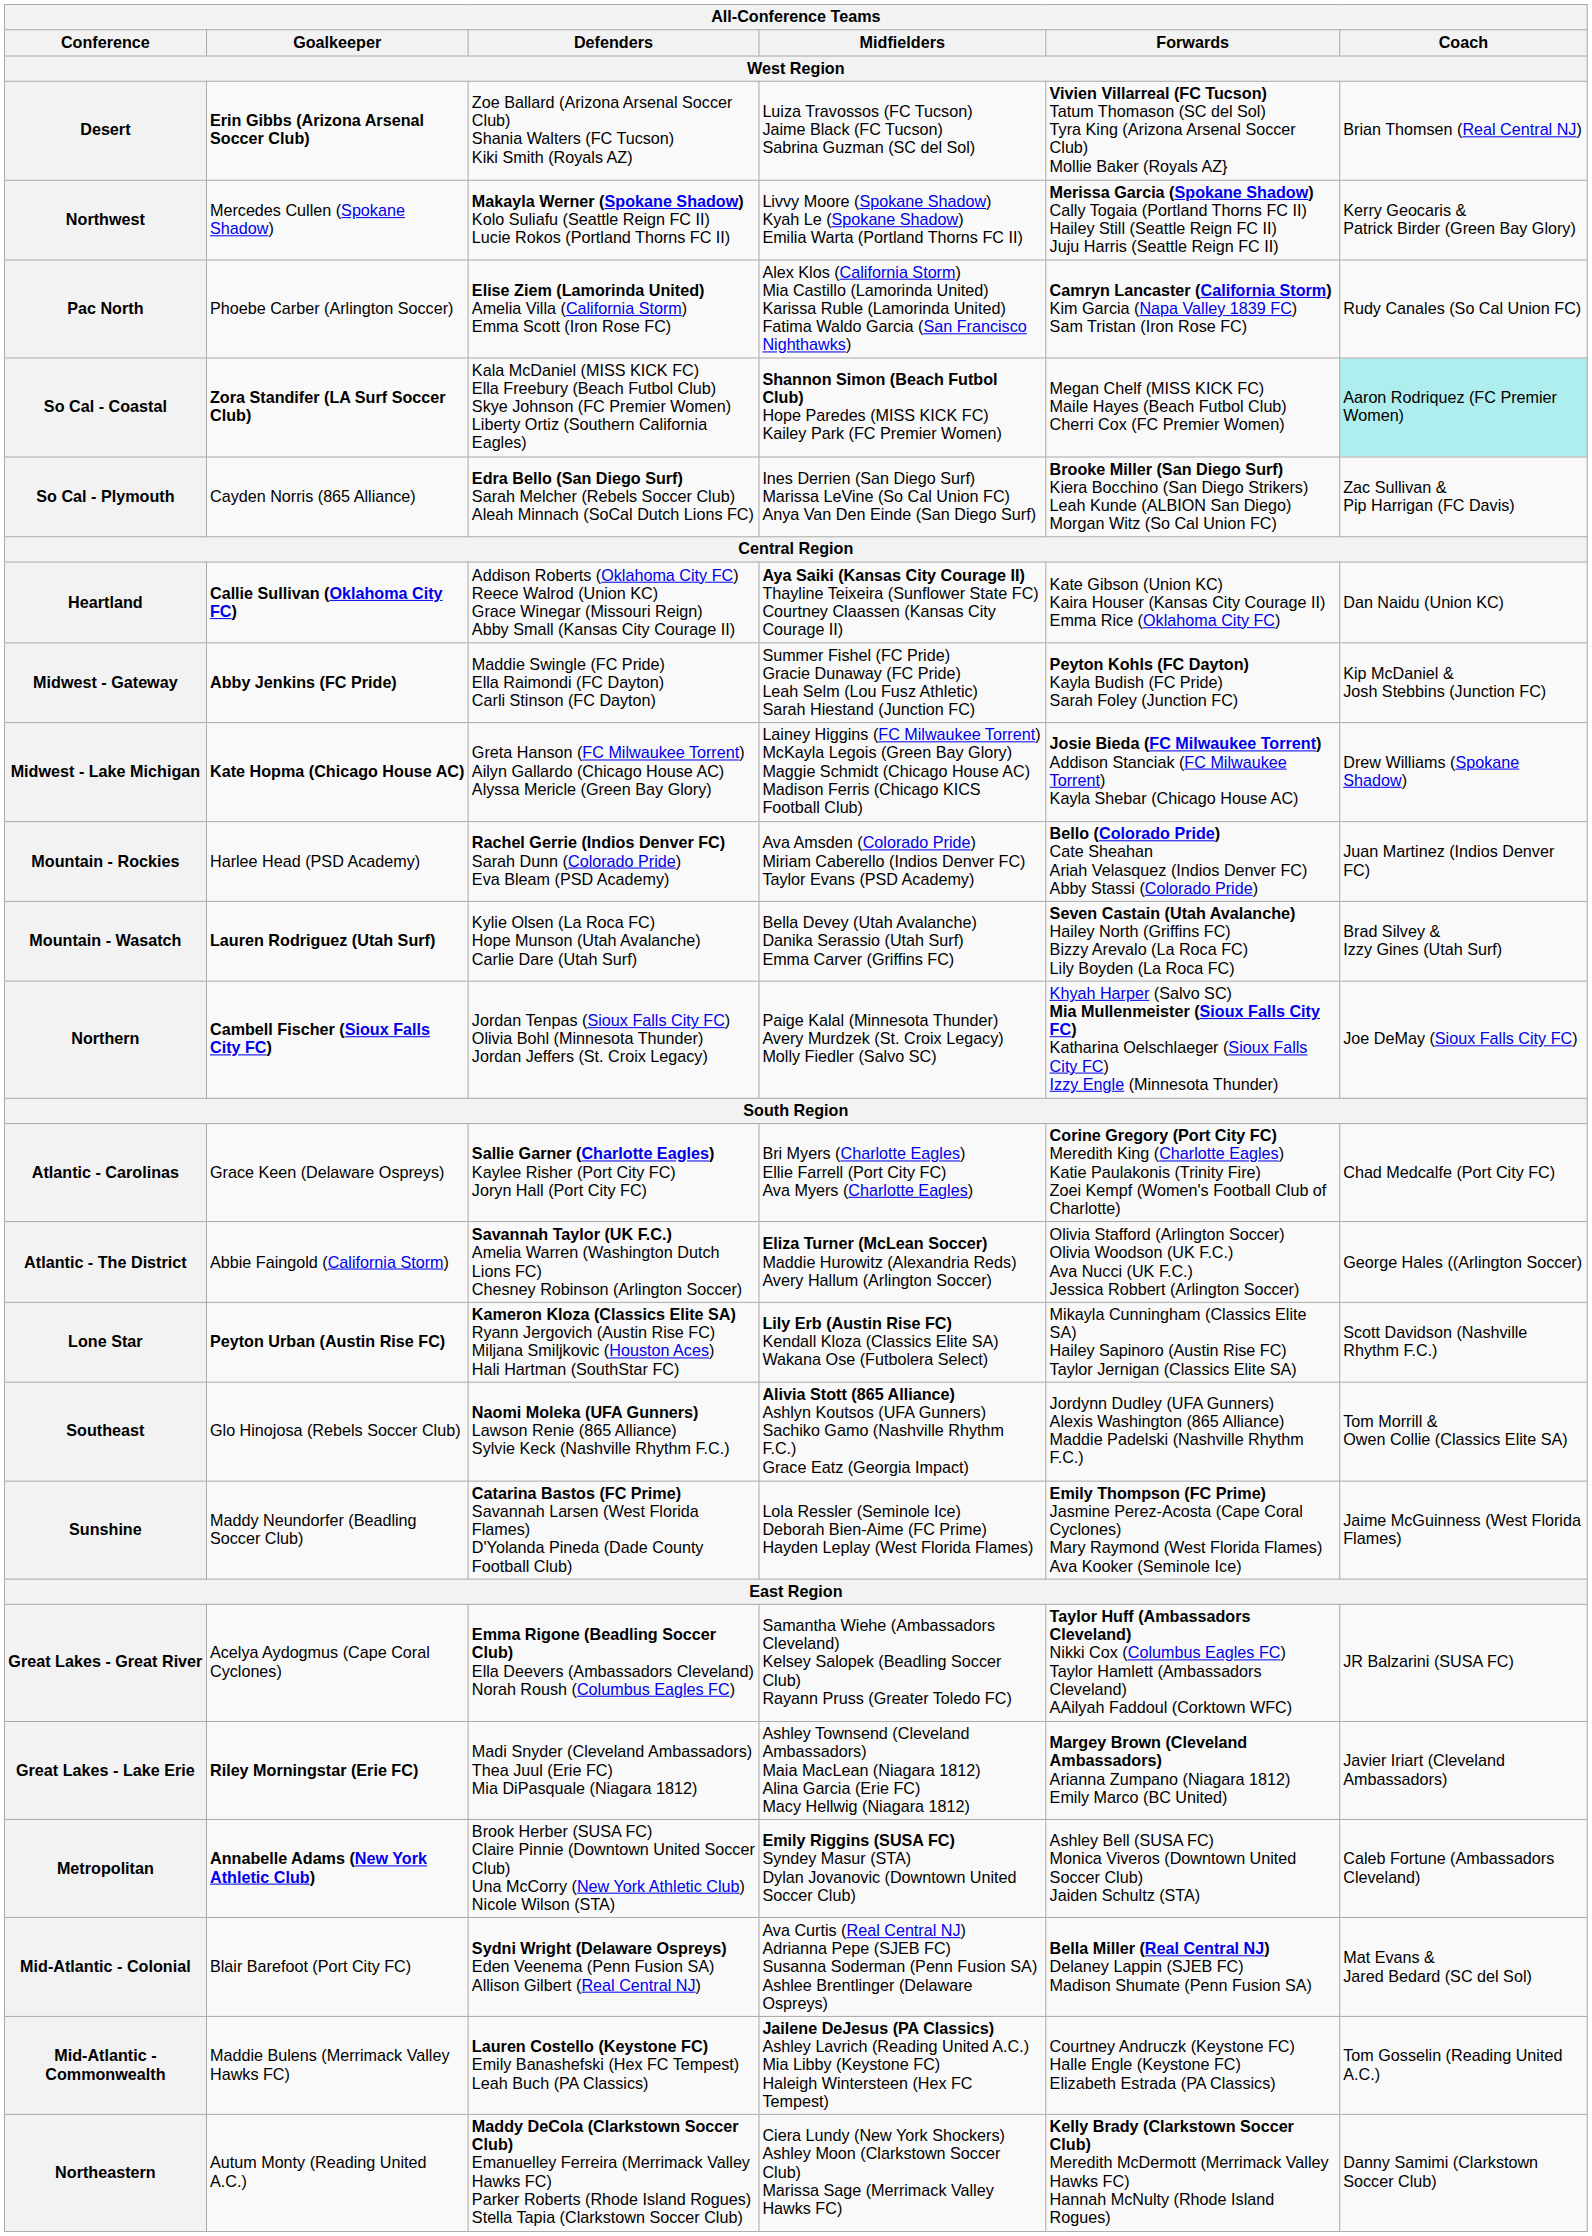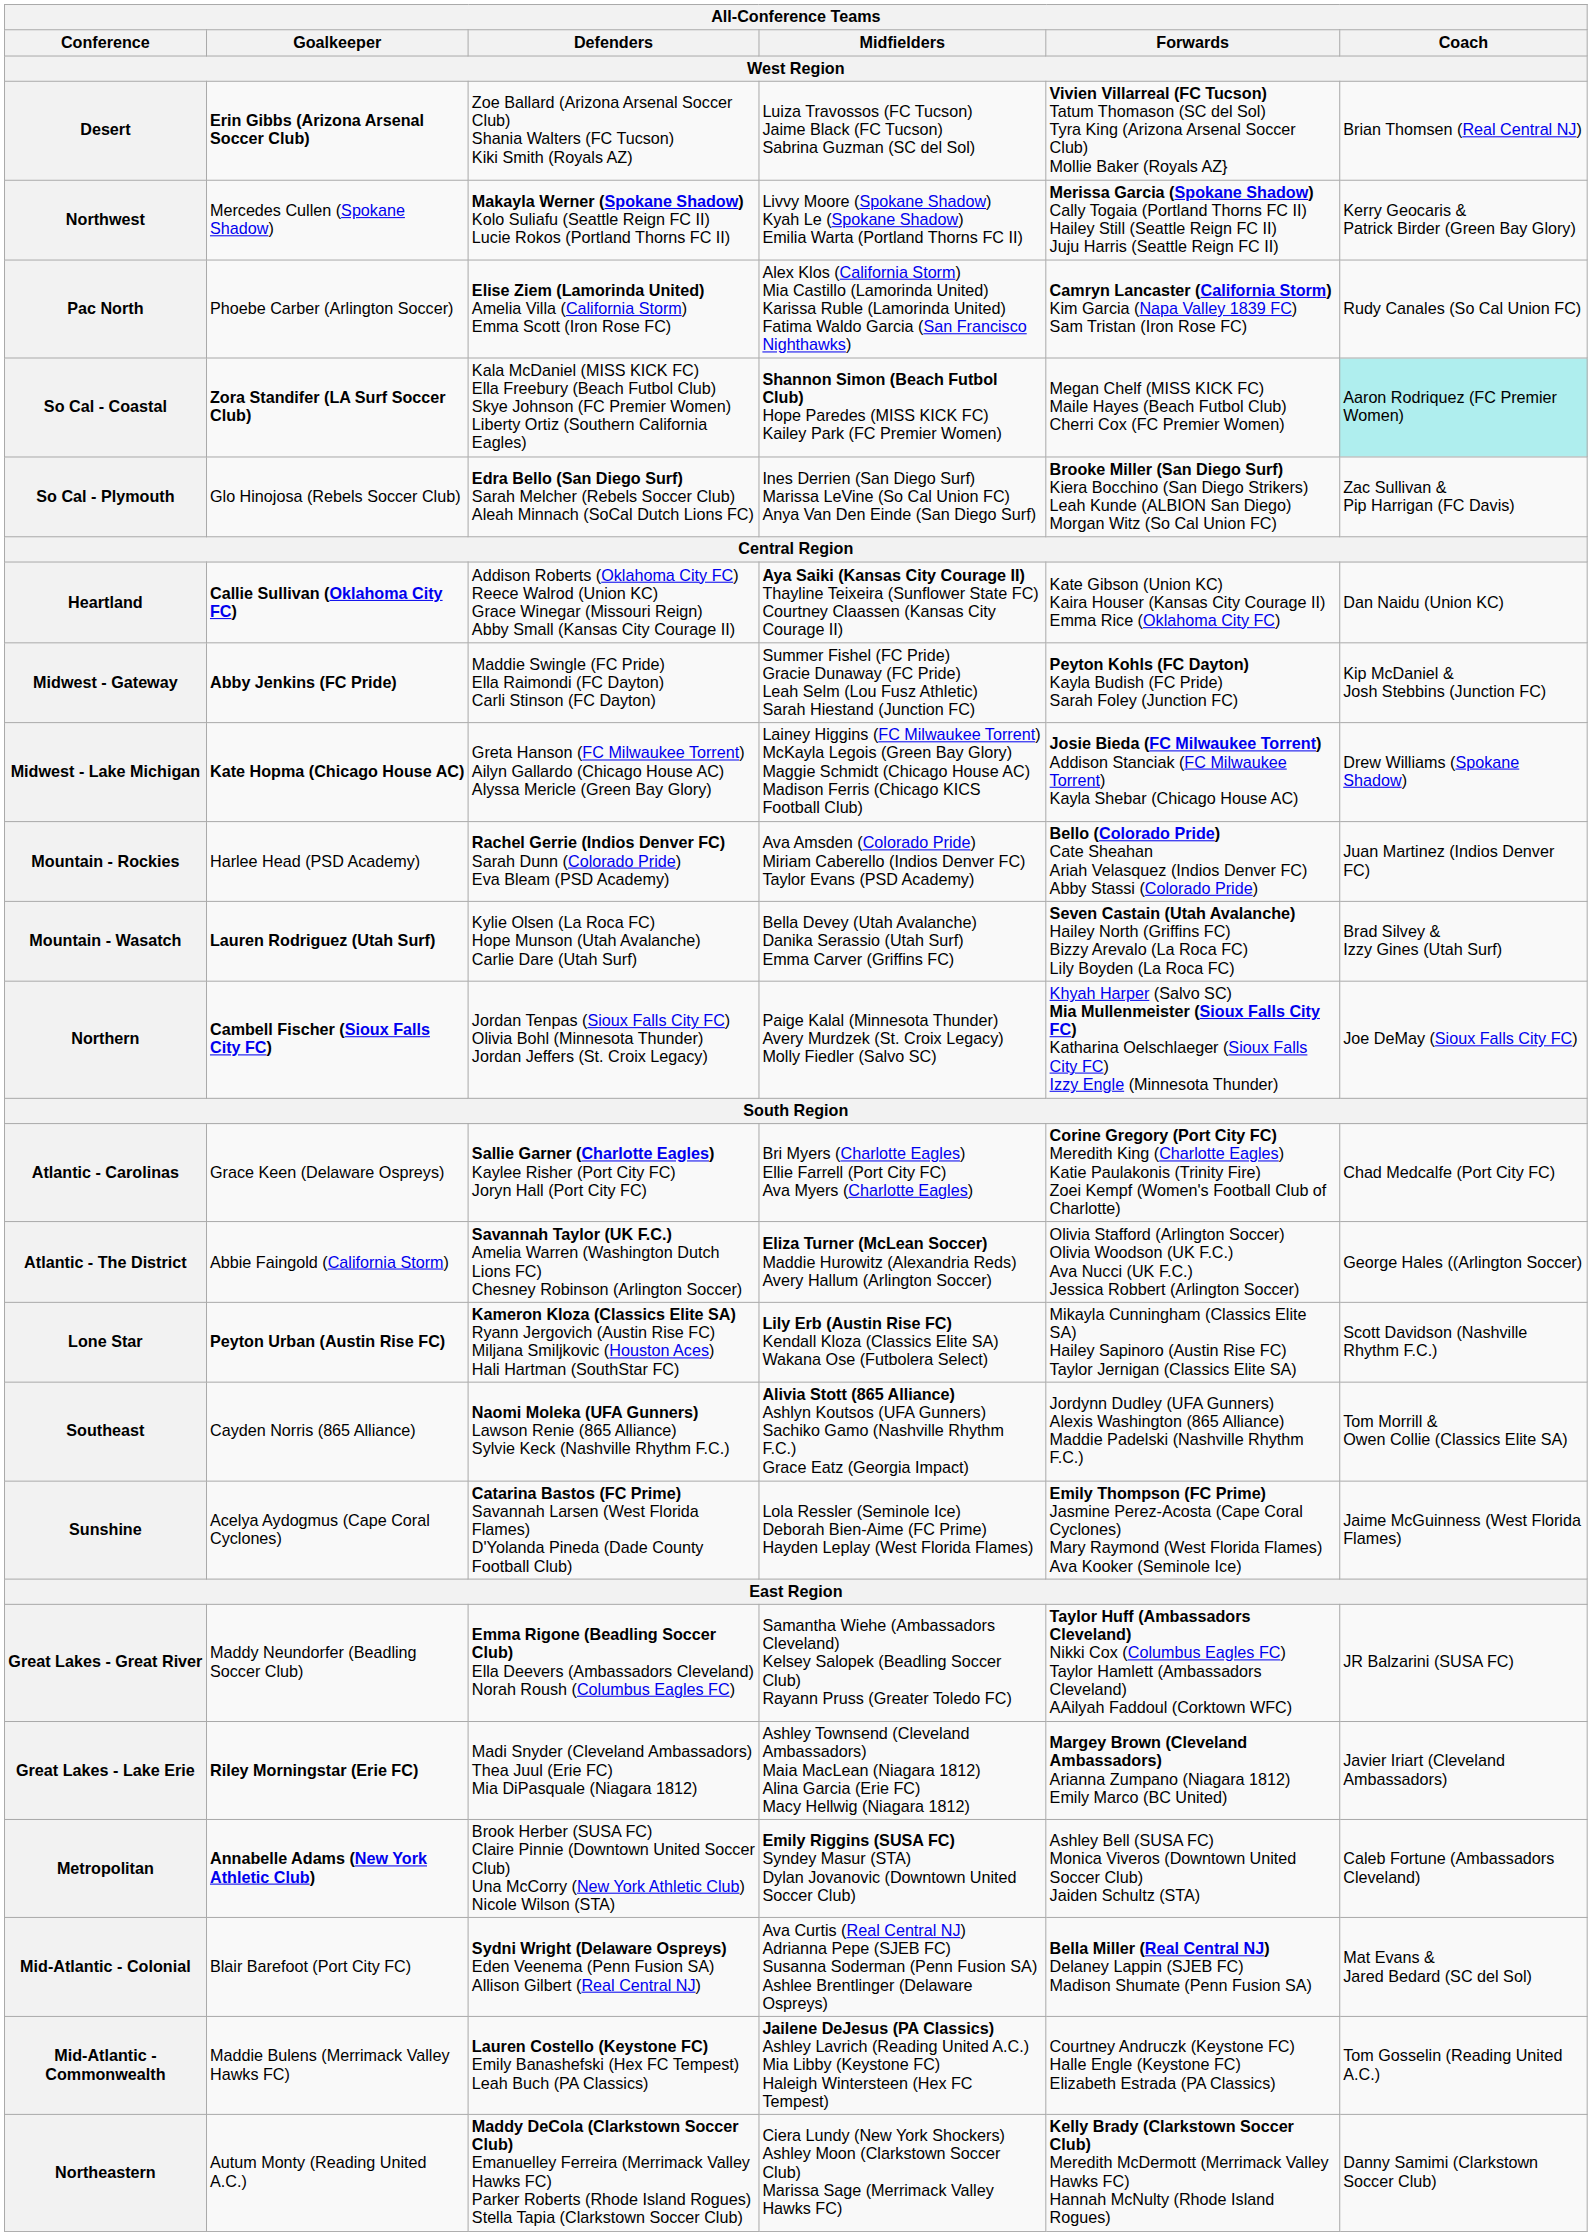(313, 496) Cayden Norris (865 Alliance) -> (335, 496) Glo Hinojosa (Rebels Soccer Club)
(335, 1431) Glo Hinojosa (Rebels Soccer Club) -> (313, 1431) Cayden Norris (865 Alliance)
(313, 1529) Maddy Neundorfer (Beadling Soccer Club) -> (320, 1529) Acelya Aydogmus (Cape Coral Cyclones)
(320, 1662) Acelya Aydogmus (Cape Coral Cyclones) -> (313, 1662) Maddy Neundorfer (Beadling Soccer Club)
